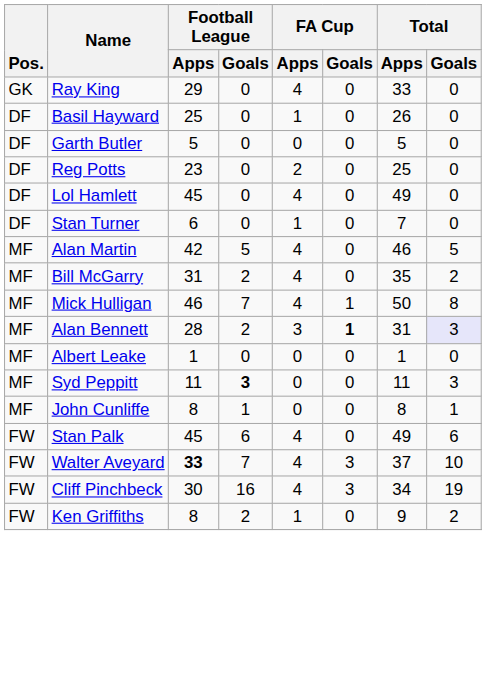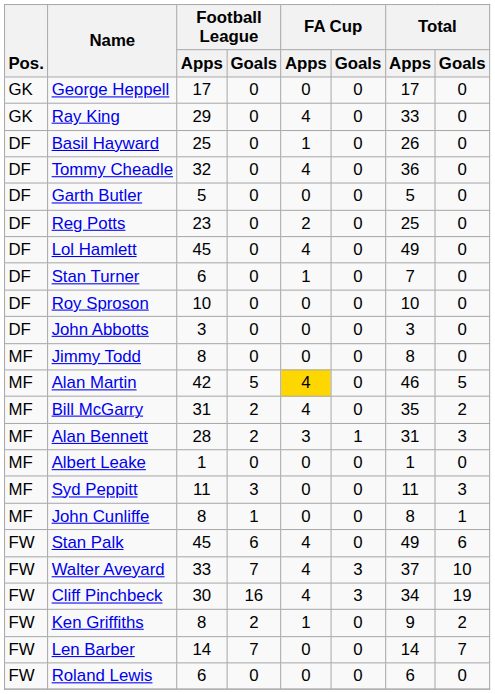+ row: (110, 90)
+ row: (112, 169)
+ row: (100, 303)
+ row: (100, 329)
+ row: (96, 356)
(298, 249) no background -> (306, 383) gold background
- row: (102, 303)
(350, 329) bold -> (358, 436) normal
(454, 329) lavender background -> (462, 436) no background
(245, 383) bold -> (254, 489) normal
(193, 463) bold -> (202, 569) normal
+ row: (93, 649)
+ row: (102, 676)
